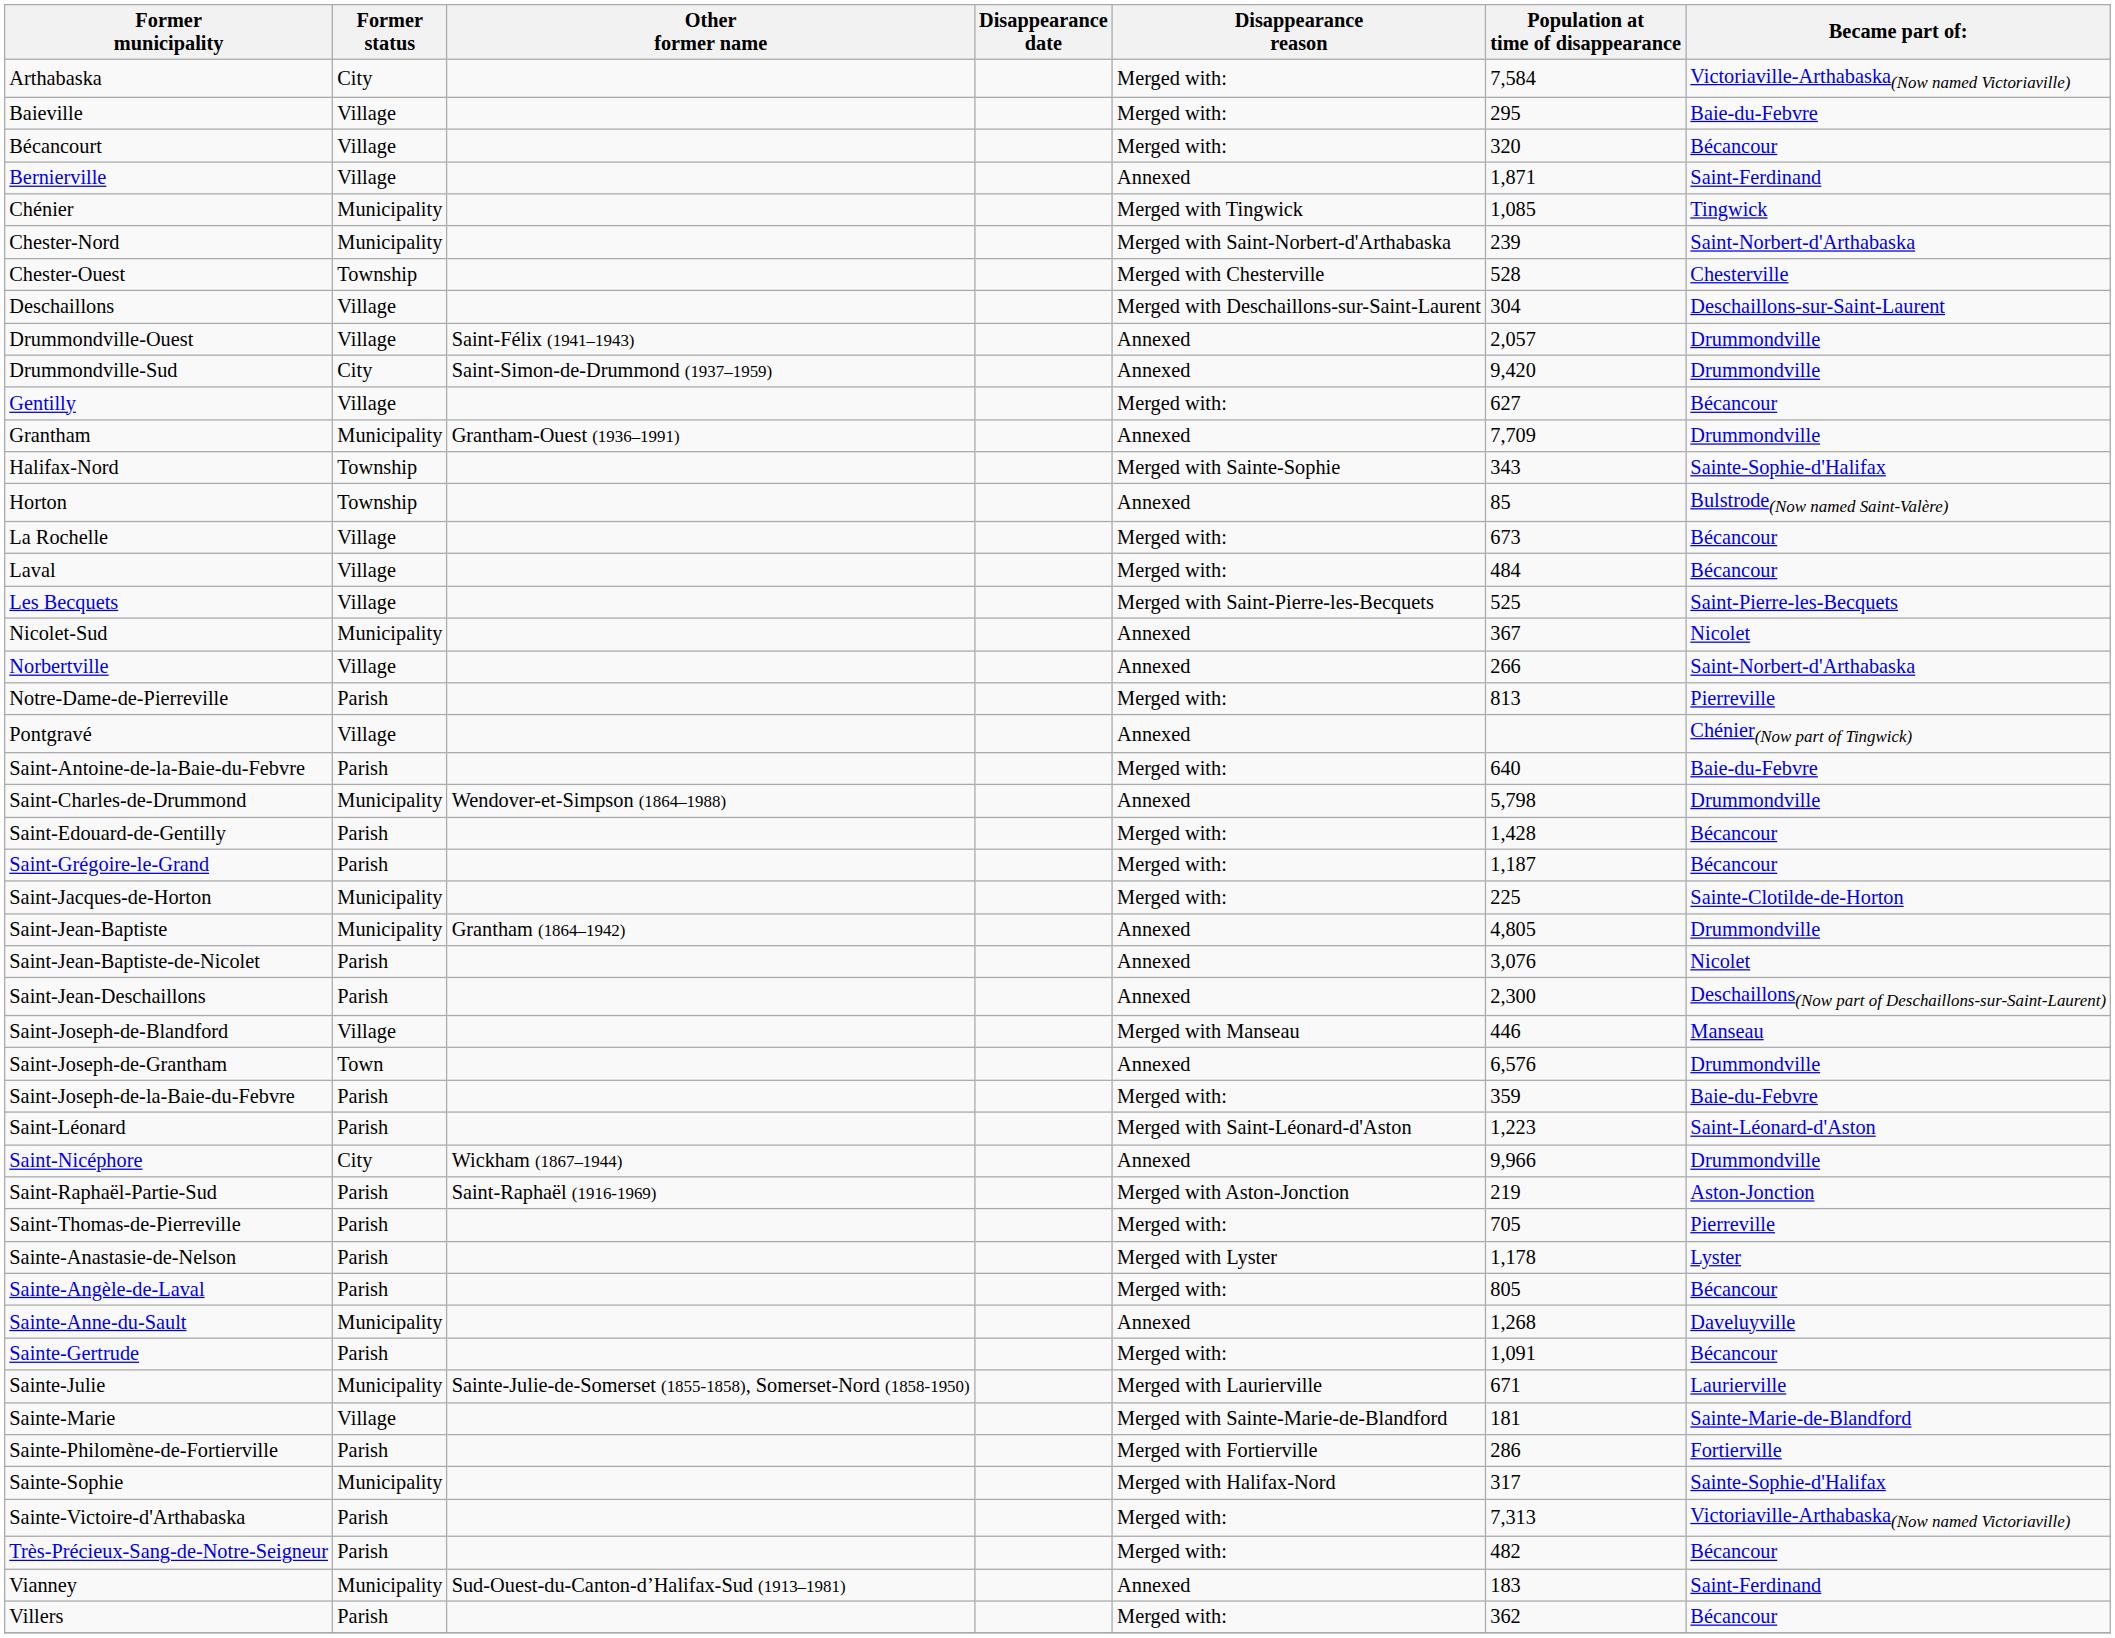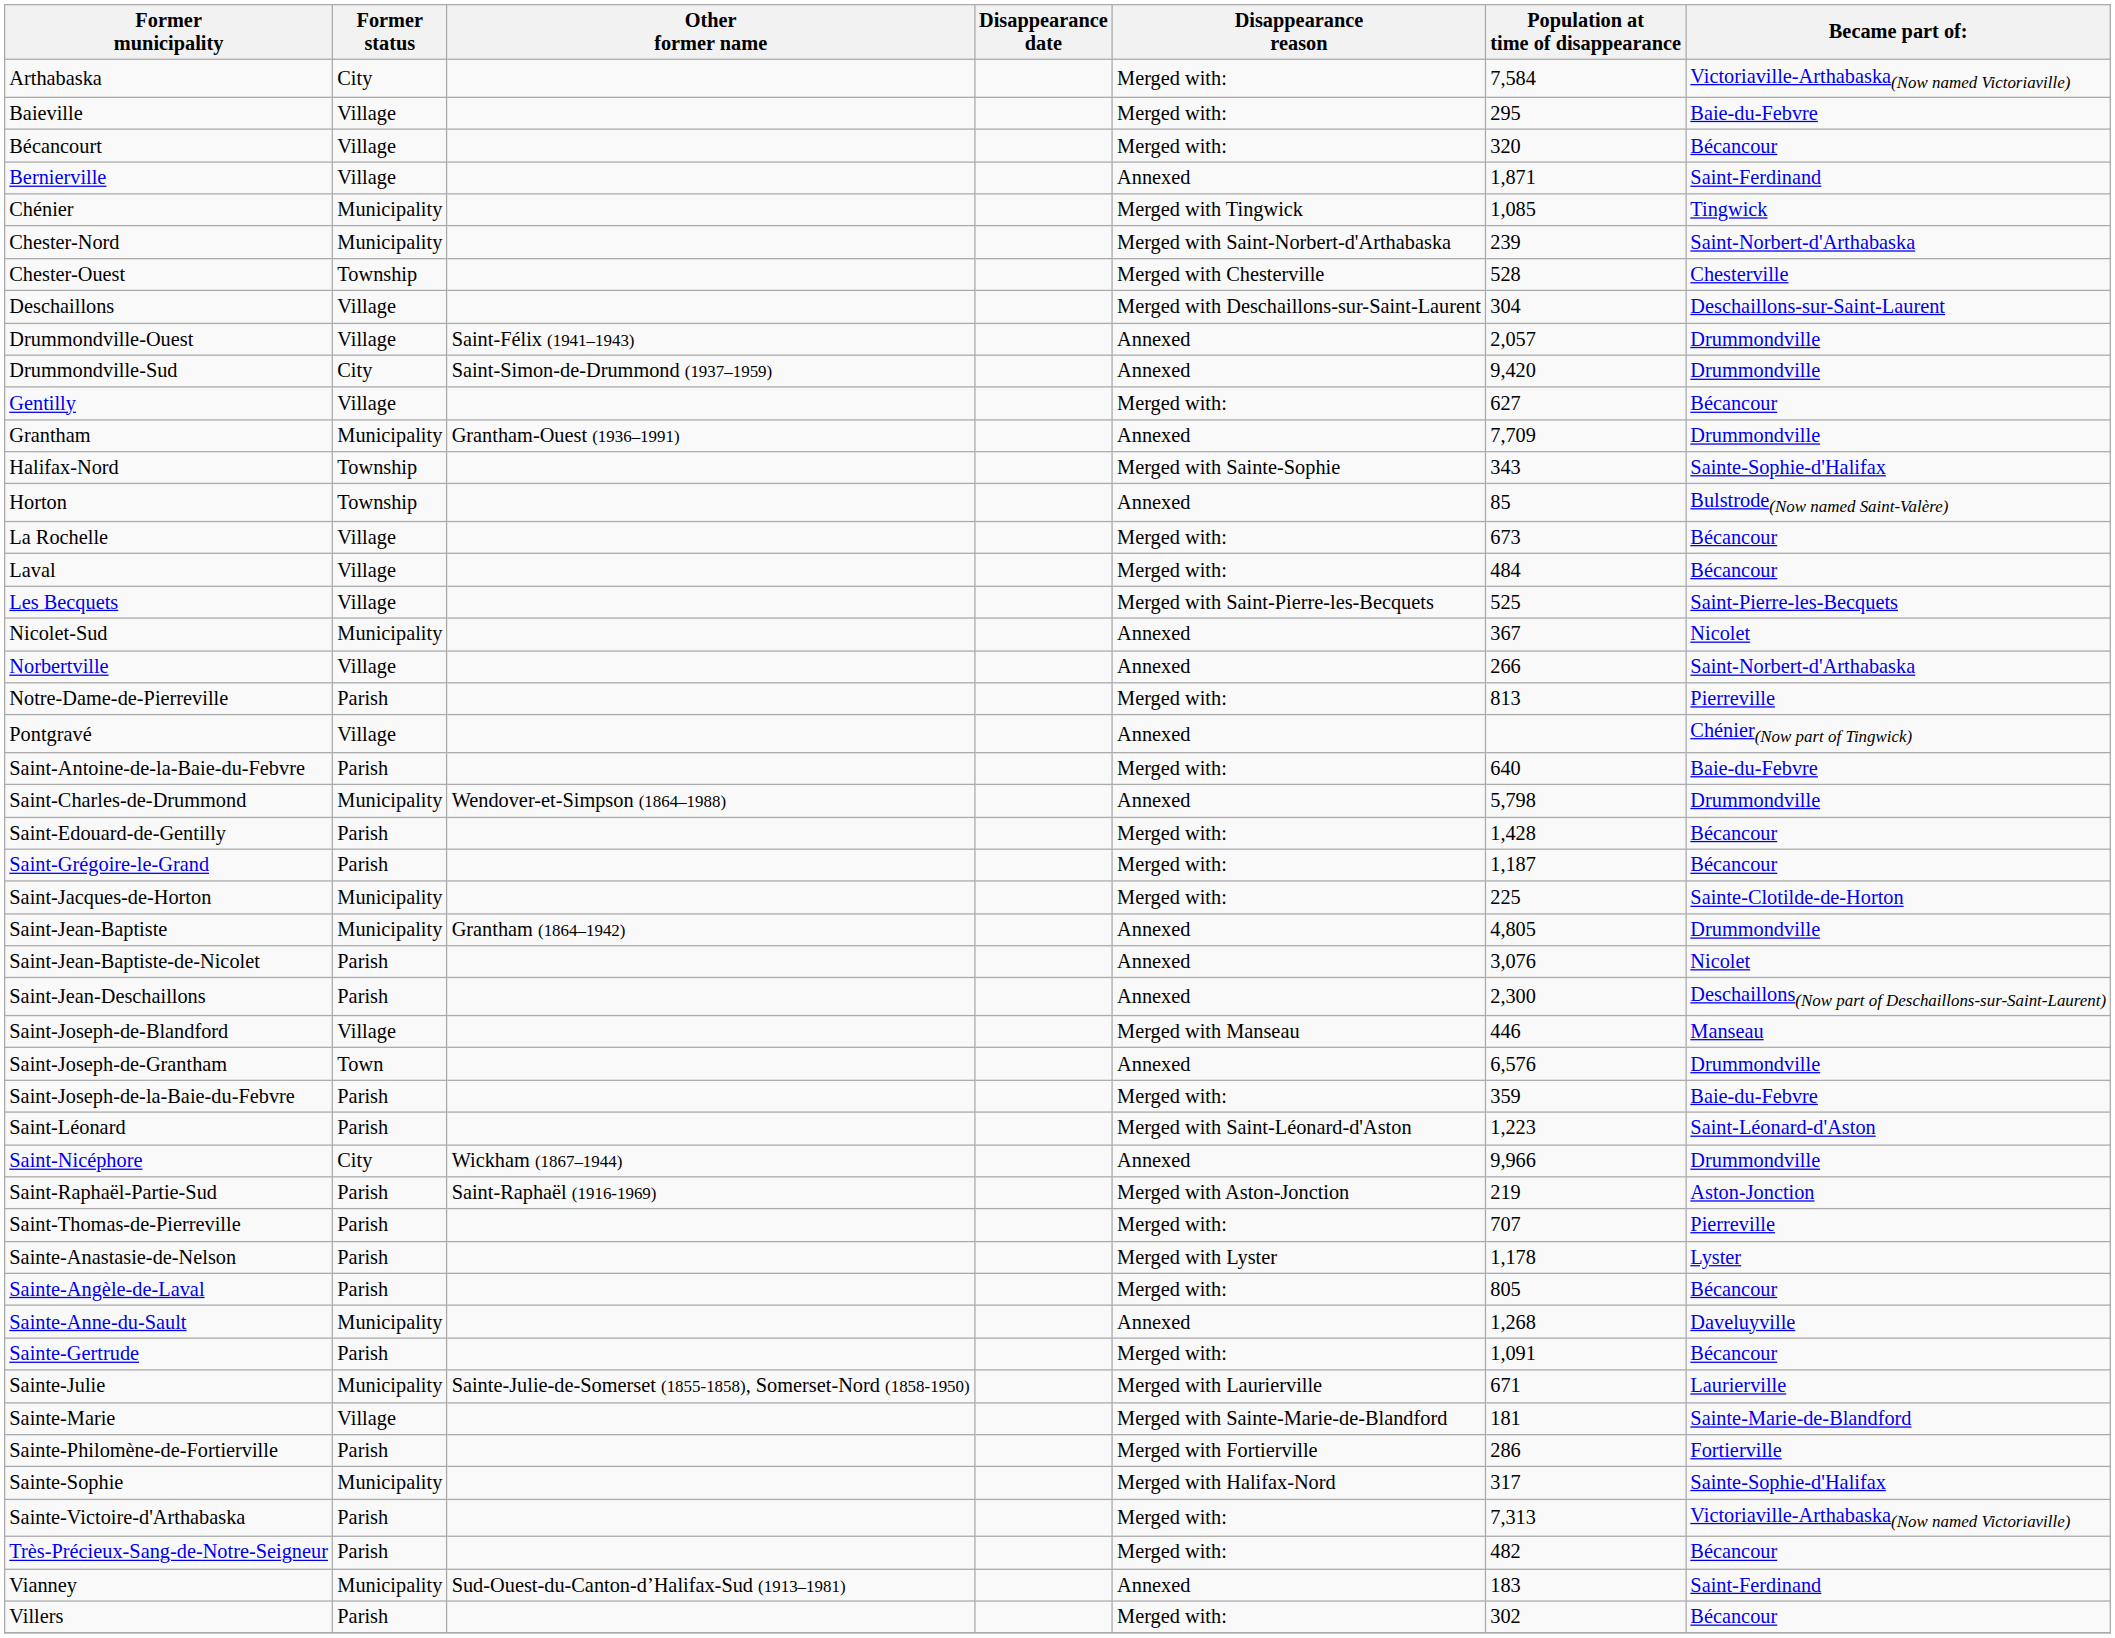(1505, 1224) 705 -> (1505, 1224) 707
(1505, 1616) 362 -> (1505, 1616) 302
